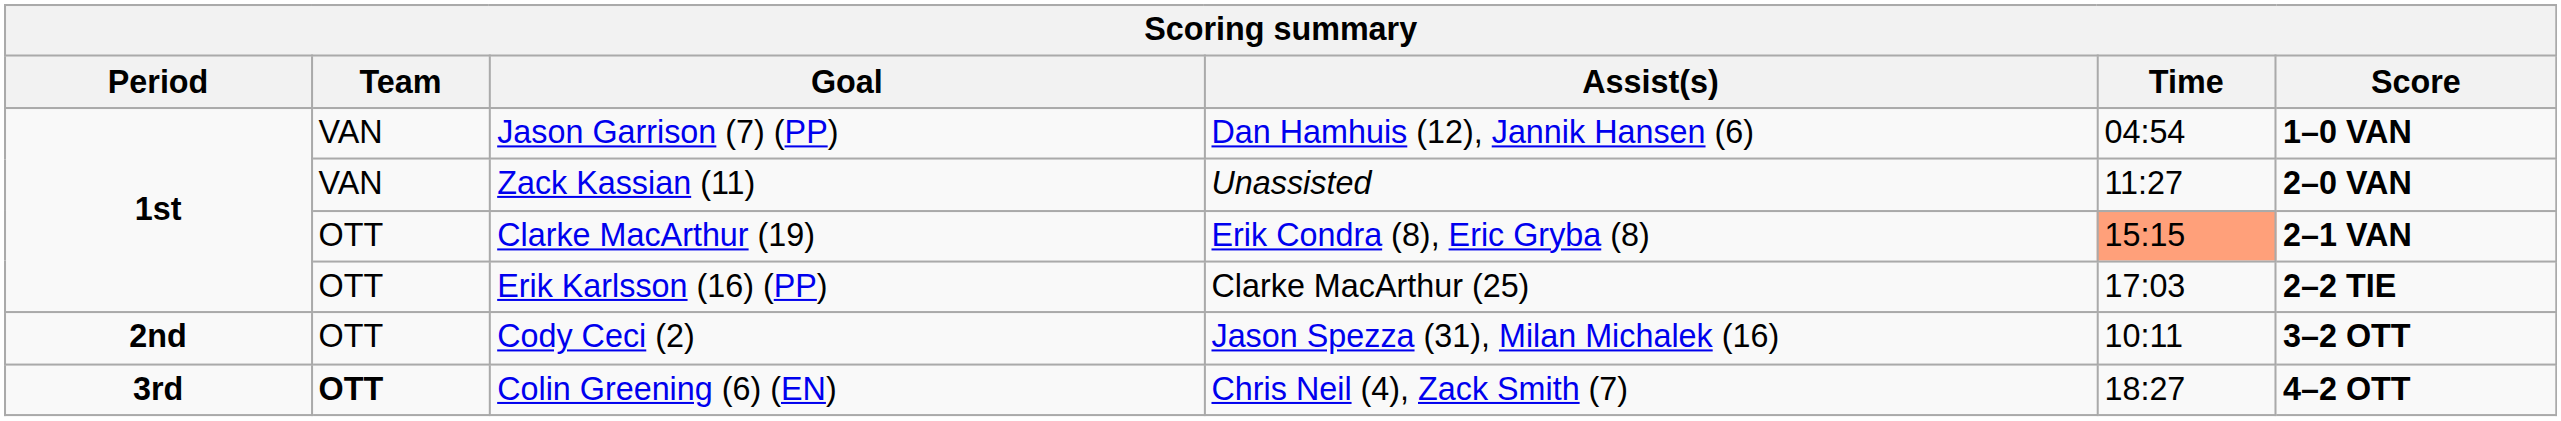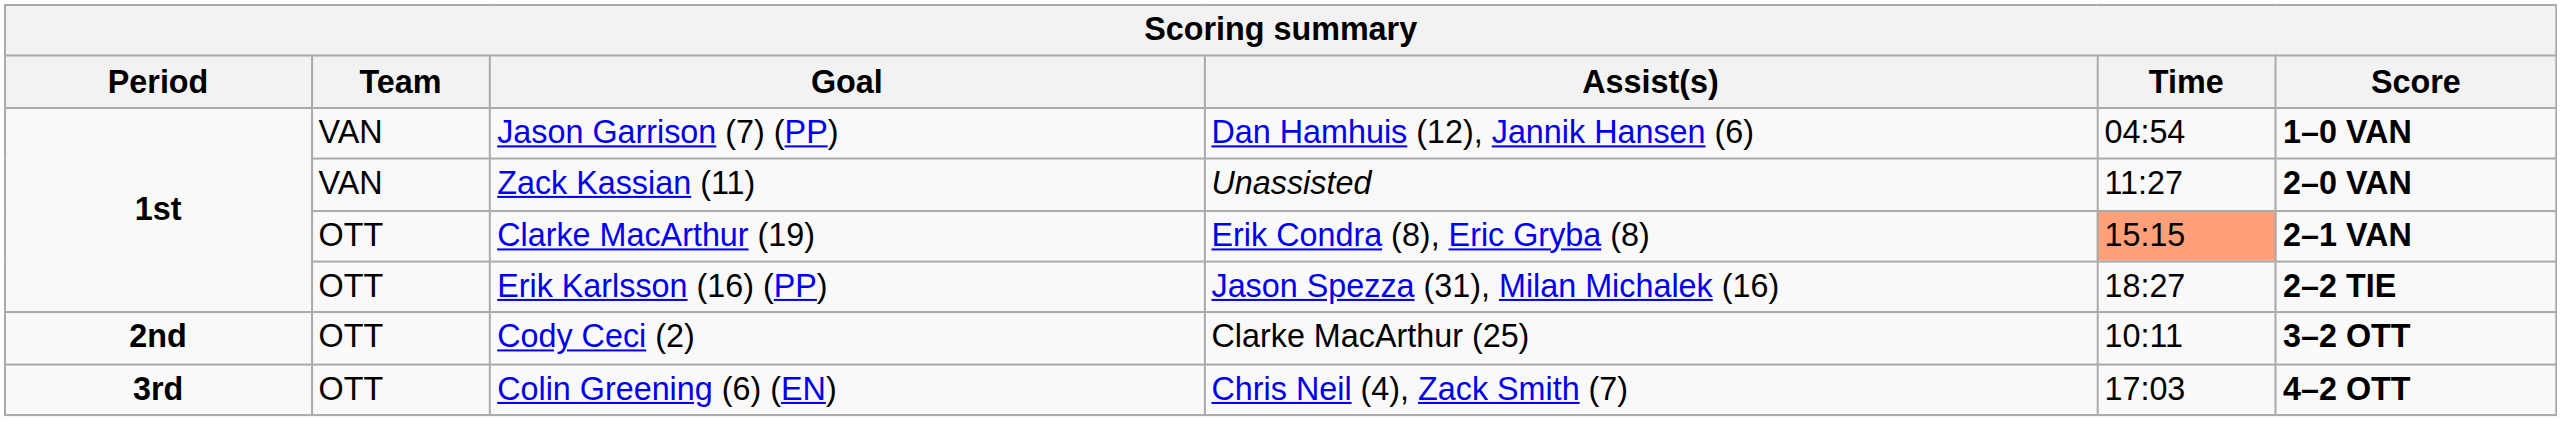(1370, 286) Clarke MacArthur (25) -> (1495, 286) Jason Spezza (31), Milan Michalek (16)
(2145, 286) 17:03 -> (2145, 286) 18:27
(1495, 337) Jason Spezza (31), Milan Michalek (16) -> (1370, 337) Clarke MacArthur (25)
(351, 388) bold -> (351, 388) normal
(2145, 388) 18:27 -> (2145, 388) 17:03
